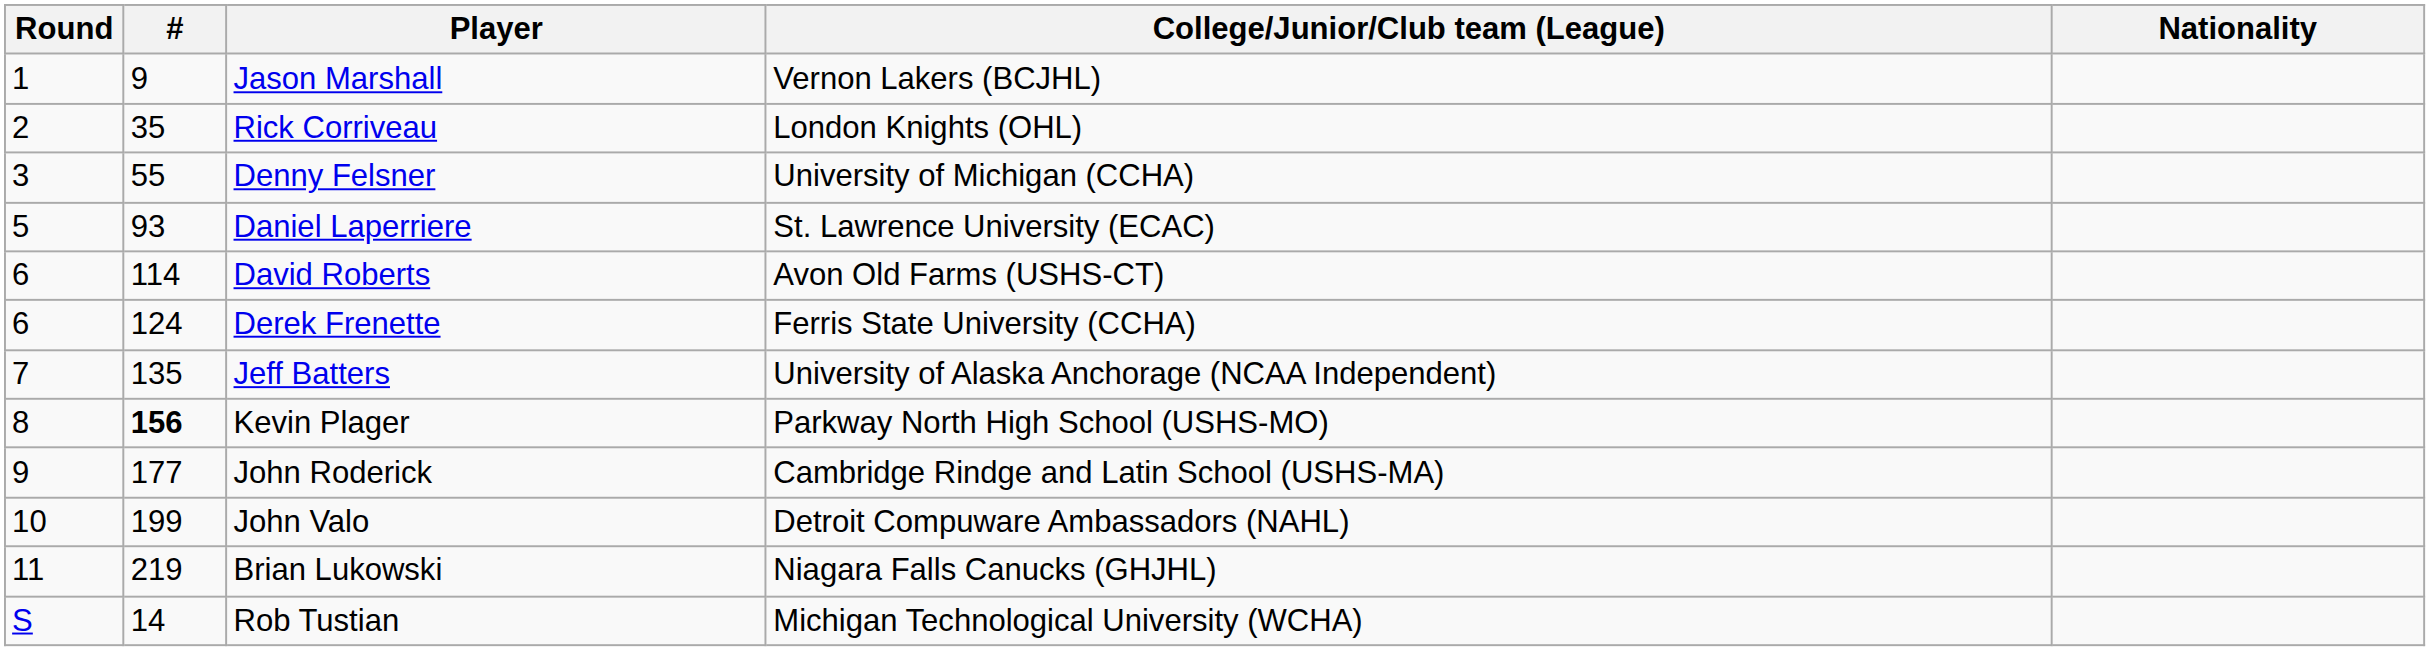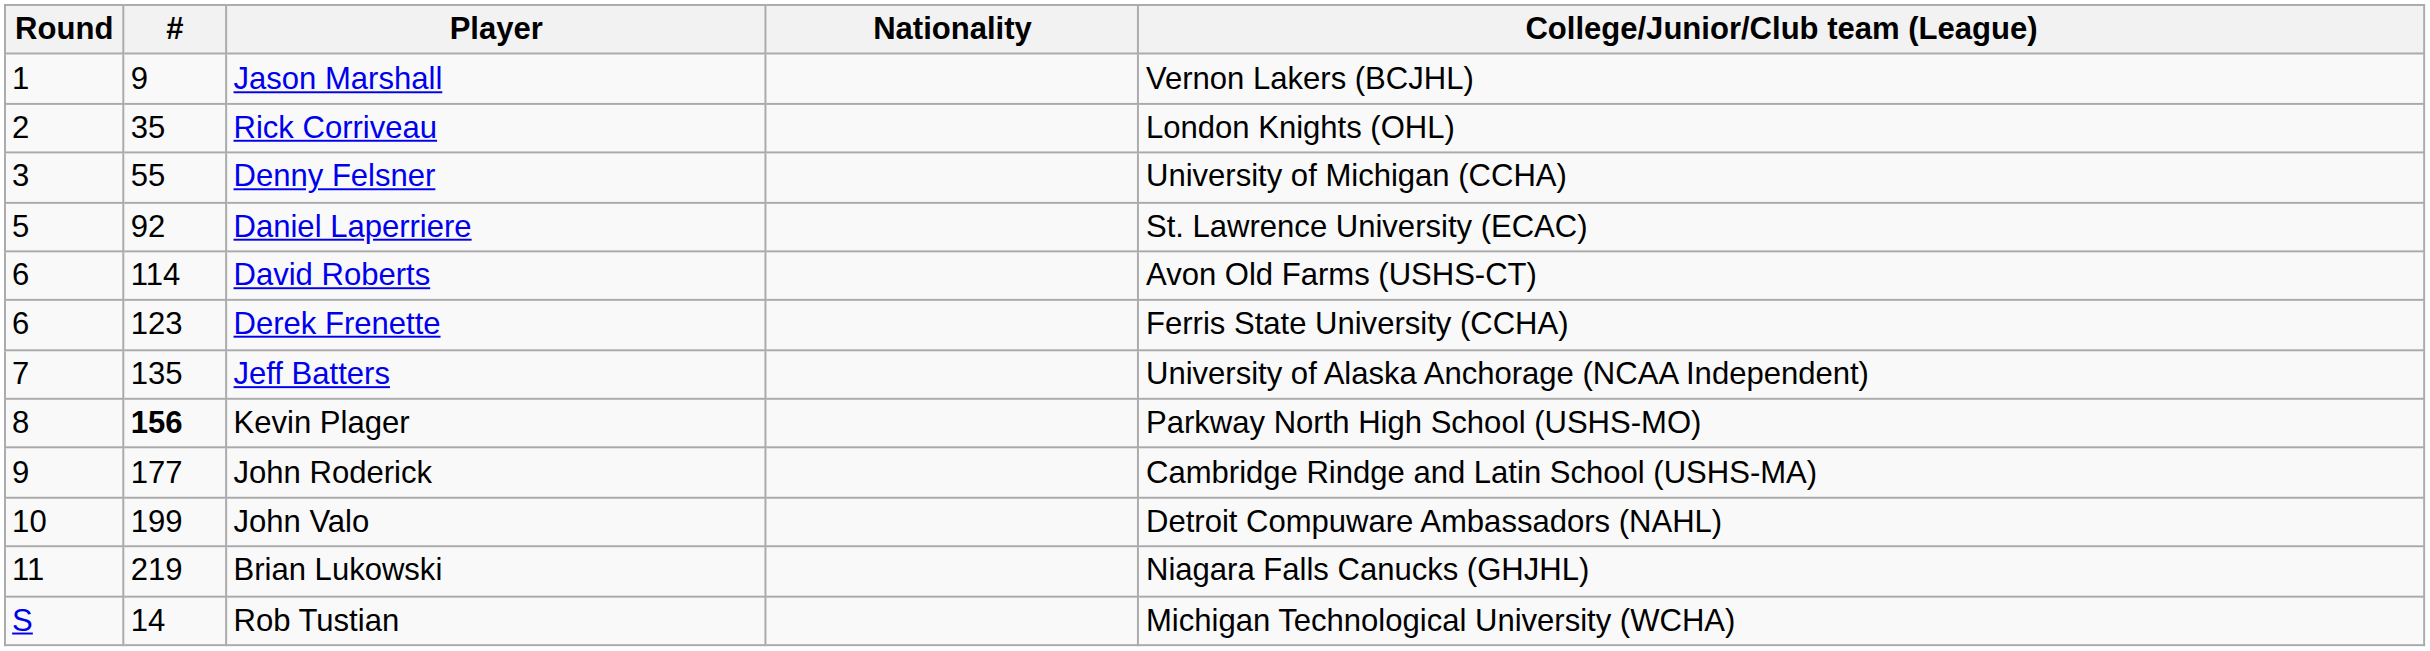columns swapped: (2238, 29) <-> (1409, 29)
(148, 226) 93 -> (148, 226) 92
(157, 324) 124 -> (157, 324) 123
